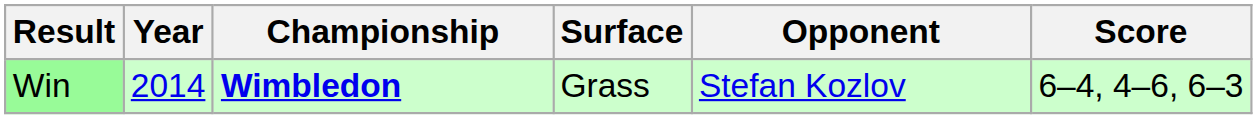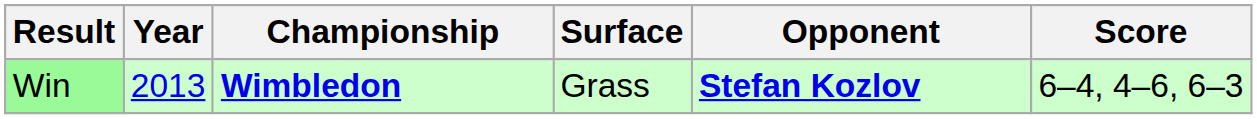(168, 85) 2014 -> (168, 85) 2013
(802, 85) normal -> (810, 85) bold
